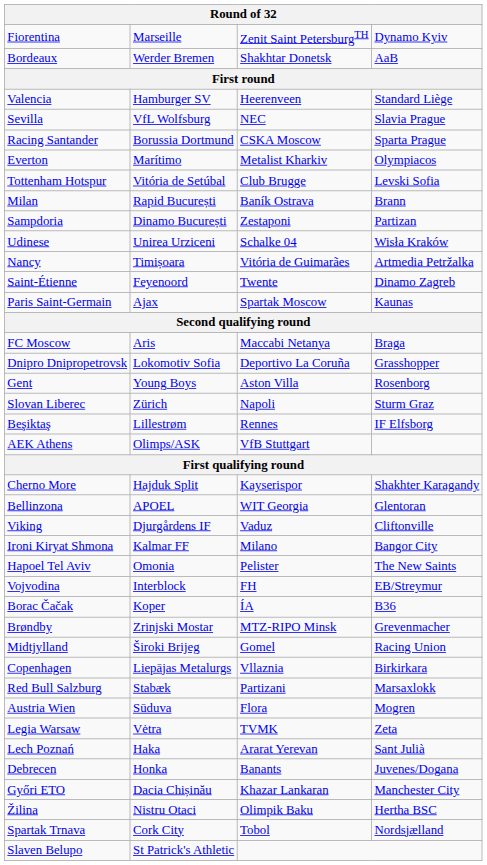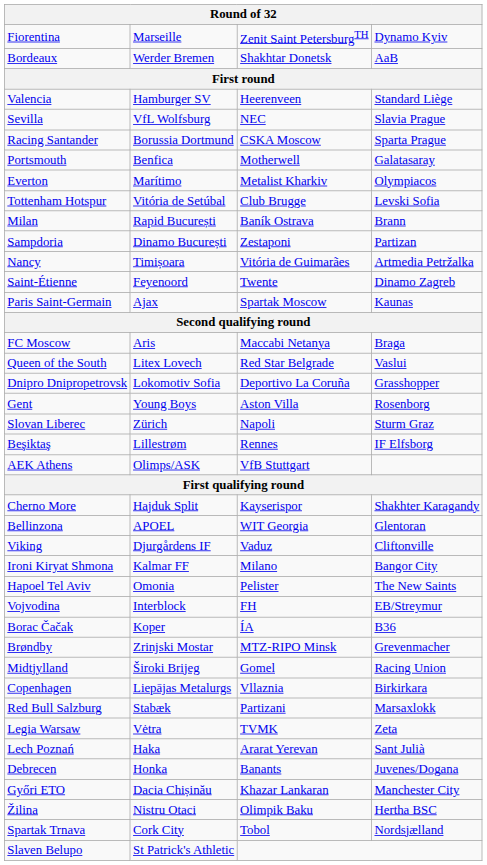+ row: (37, 160)
- row: (28, 241)
+ row: (57, 363)
- row: (41, 708)
